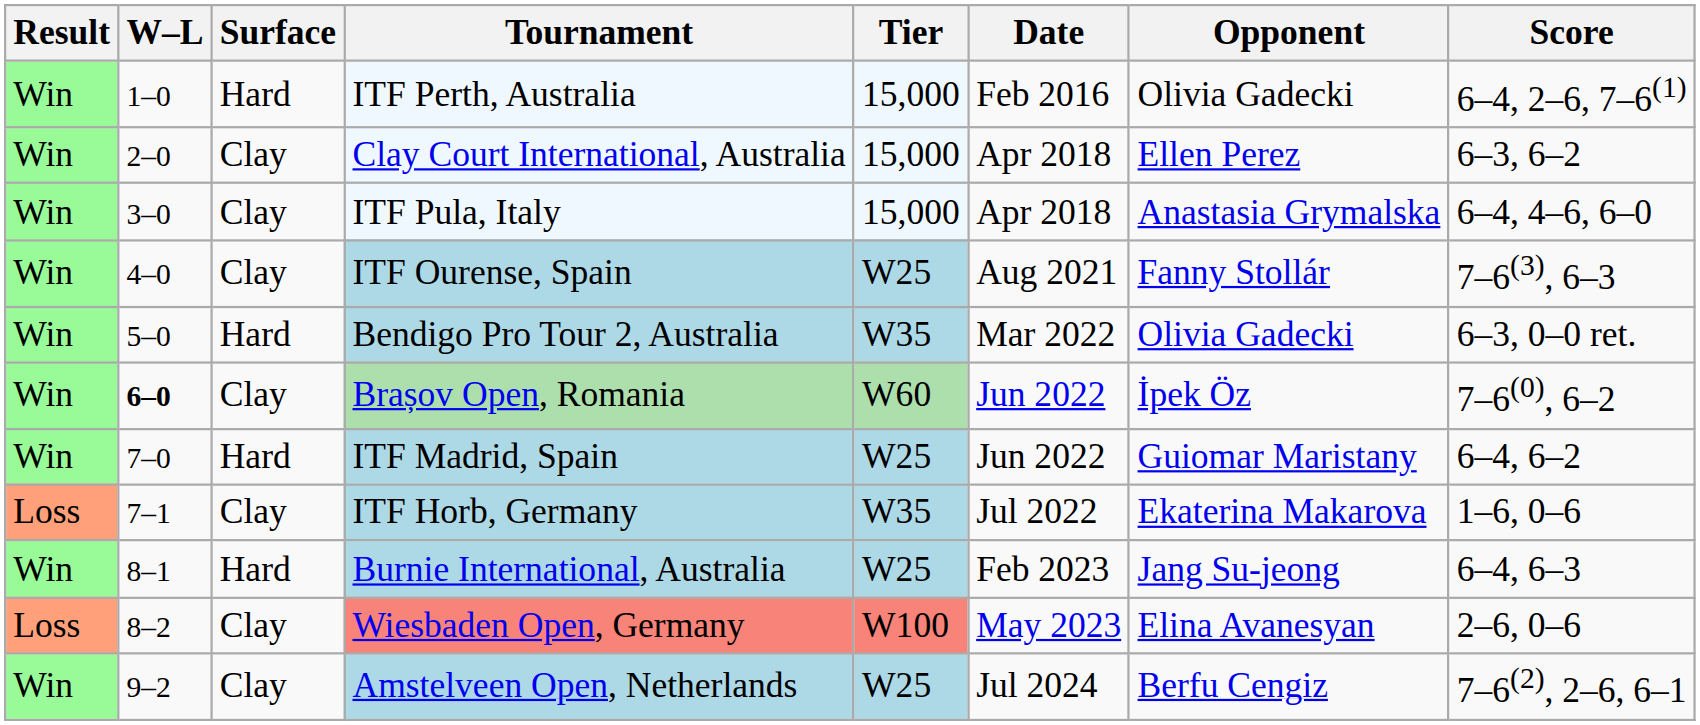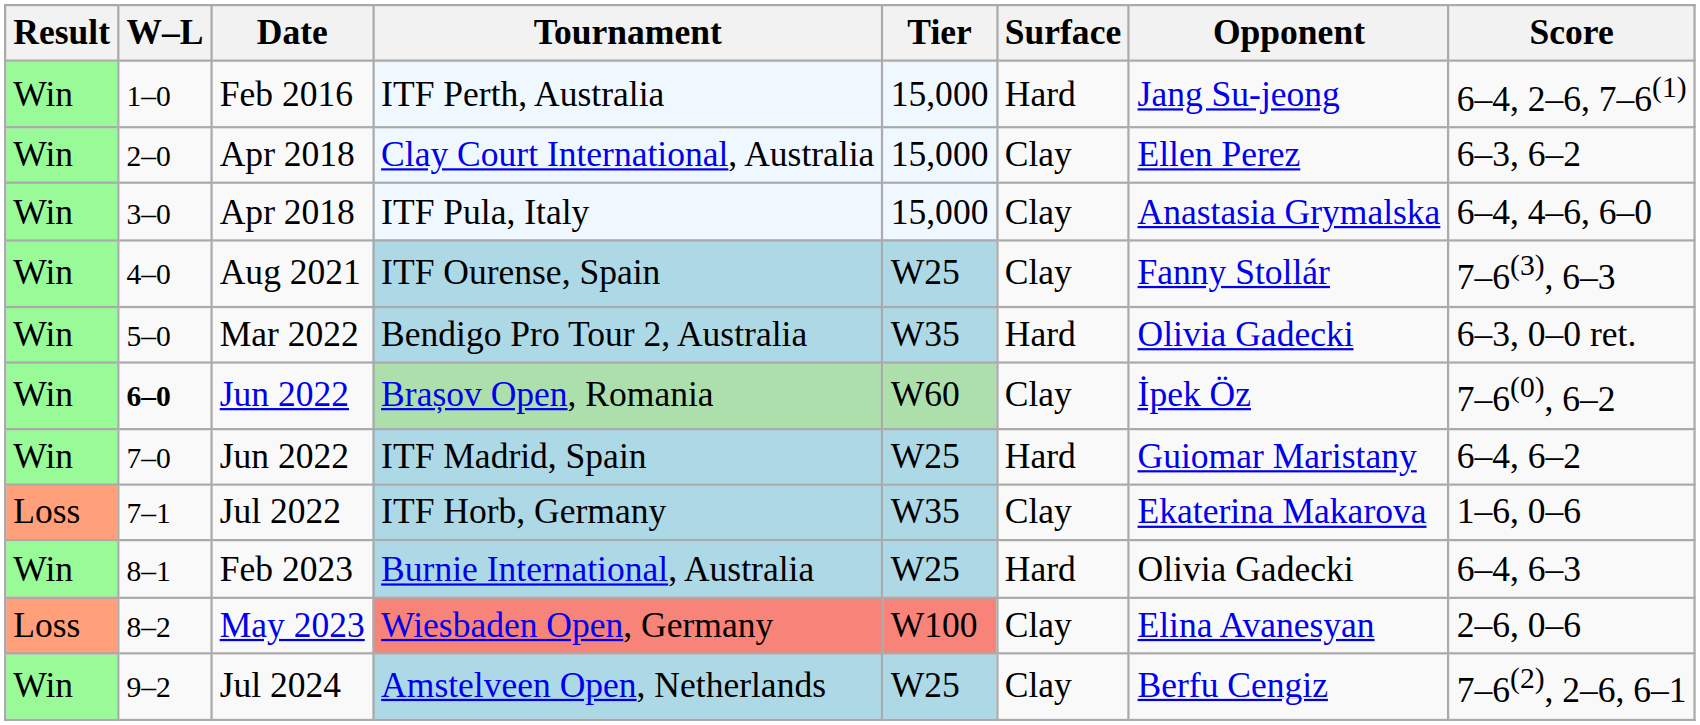columns swapped: (1049, 32) <-> (278, 32)
(1246, 93) Olivia Gadecki -> (1239, 93) Jang Su-jeong
(1239, 568) Jang Su-jeong -> (1246, 568) Olivia Gadecki
